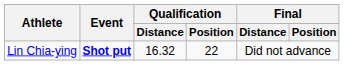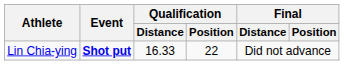(160, 51) 16.32 -> (160, 51) 16.33
